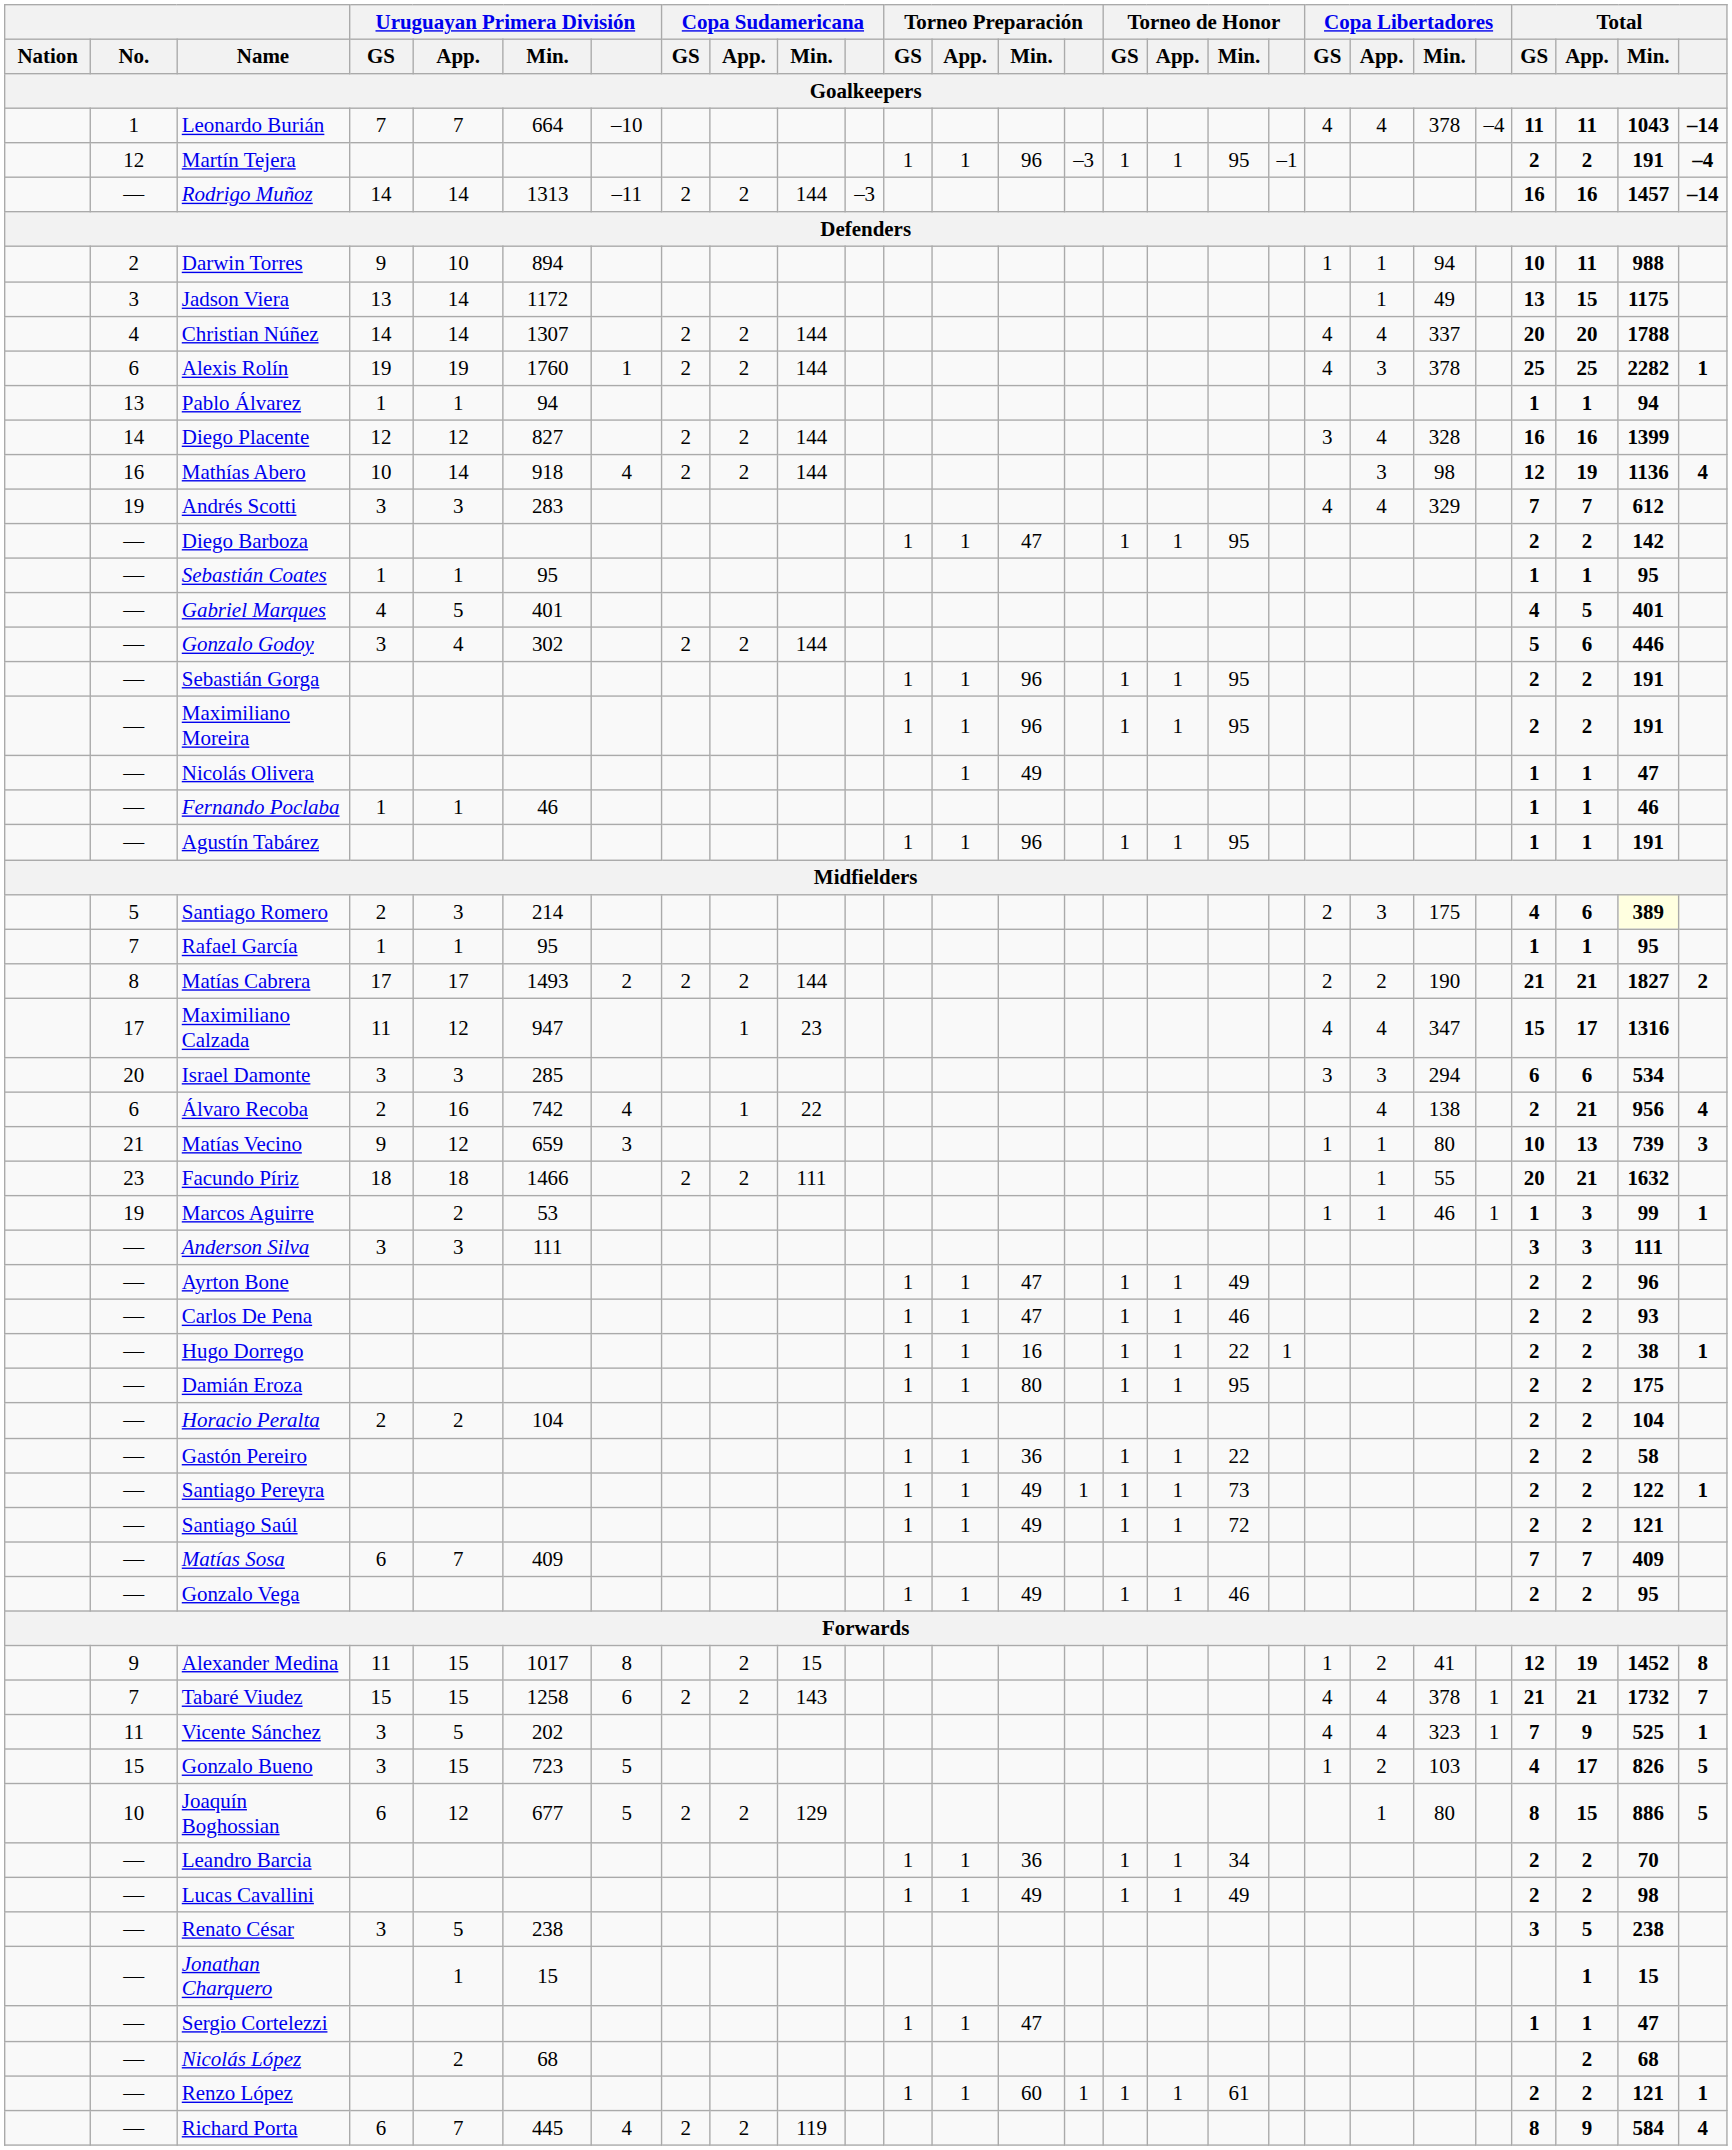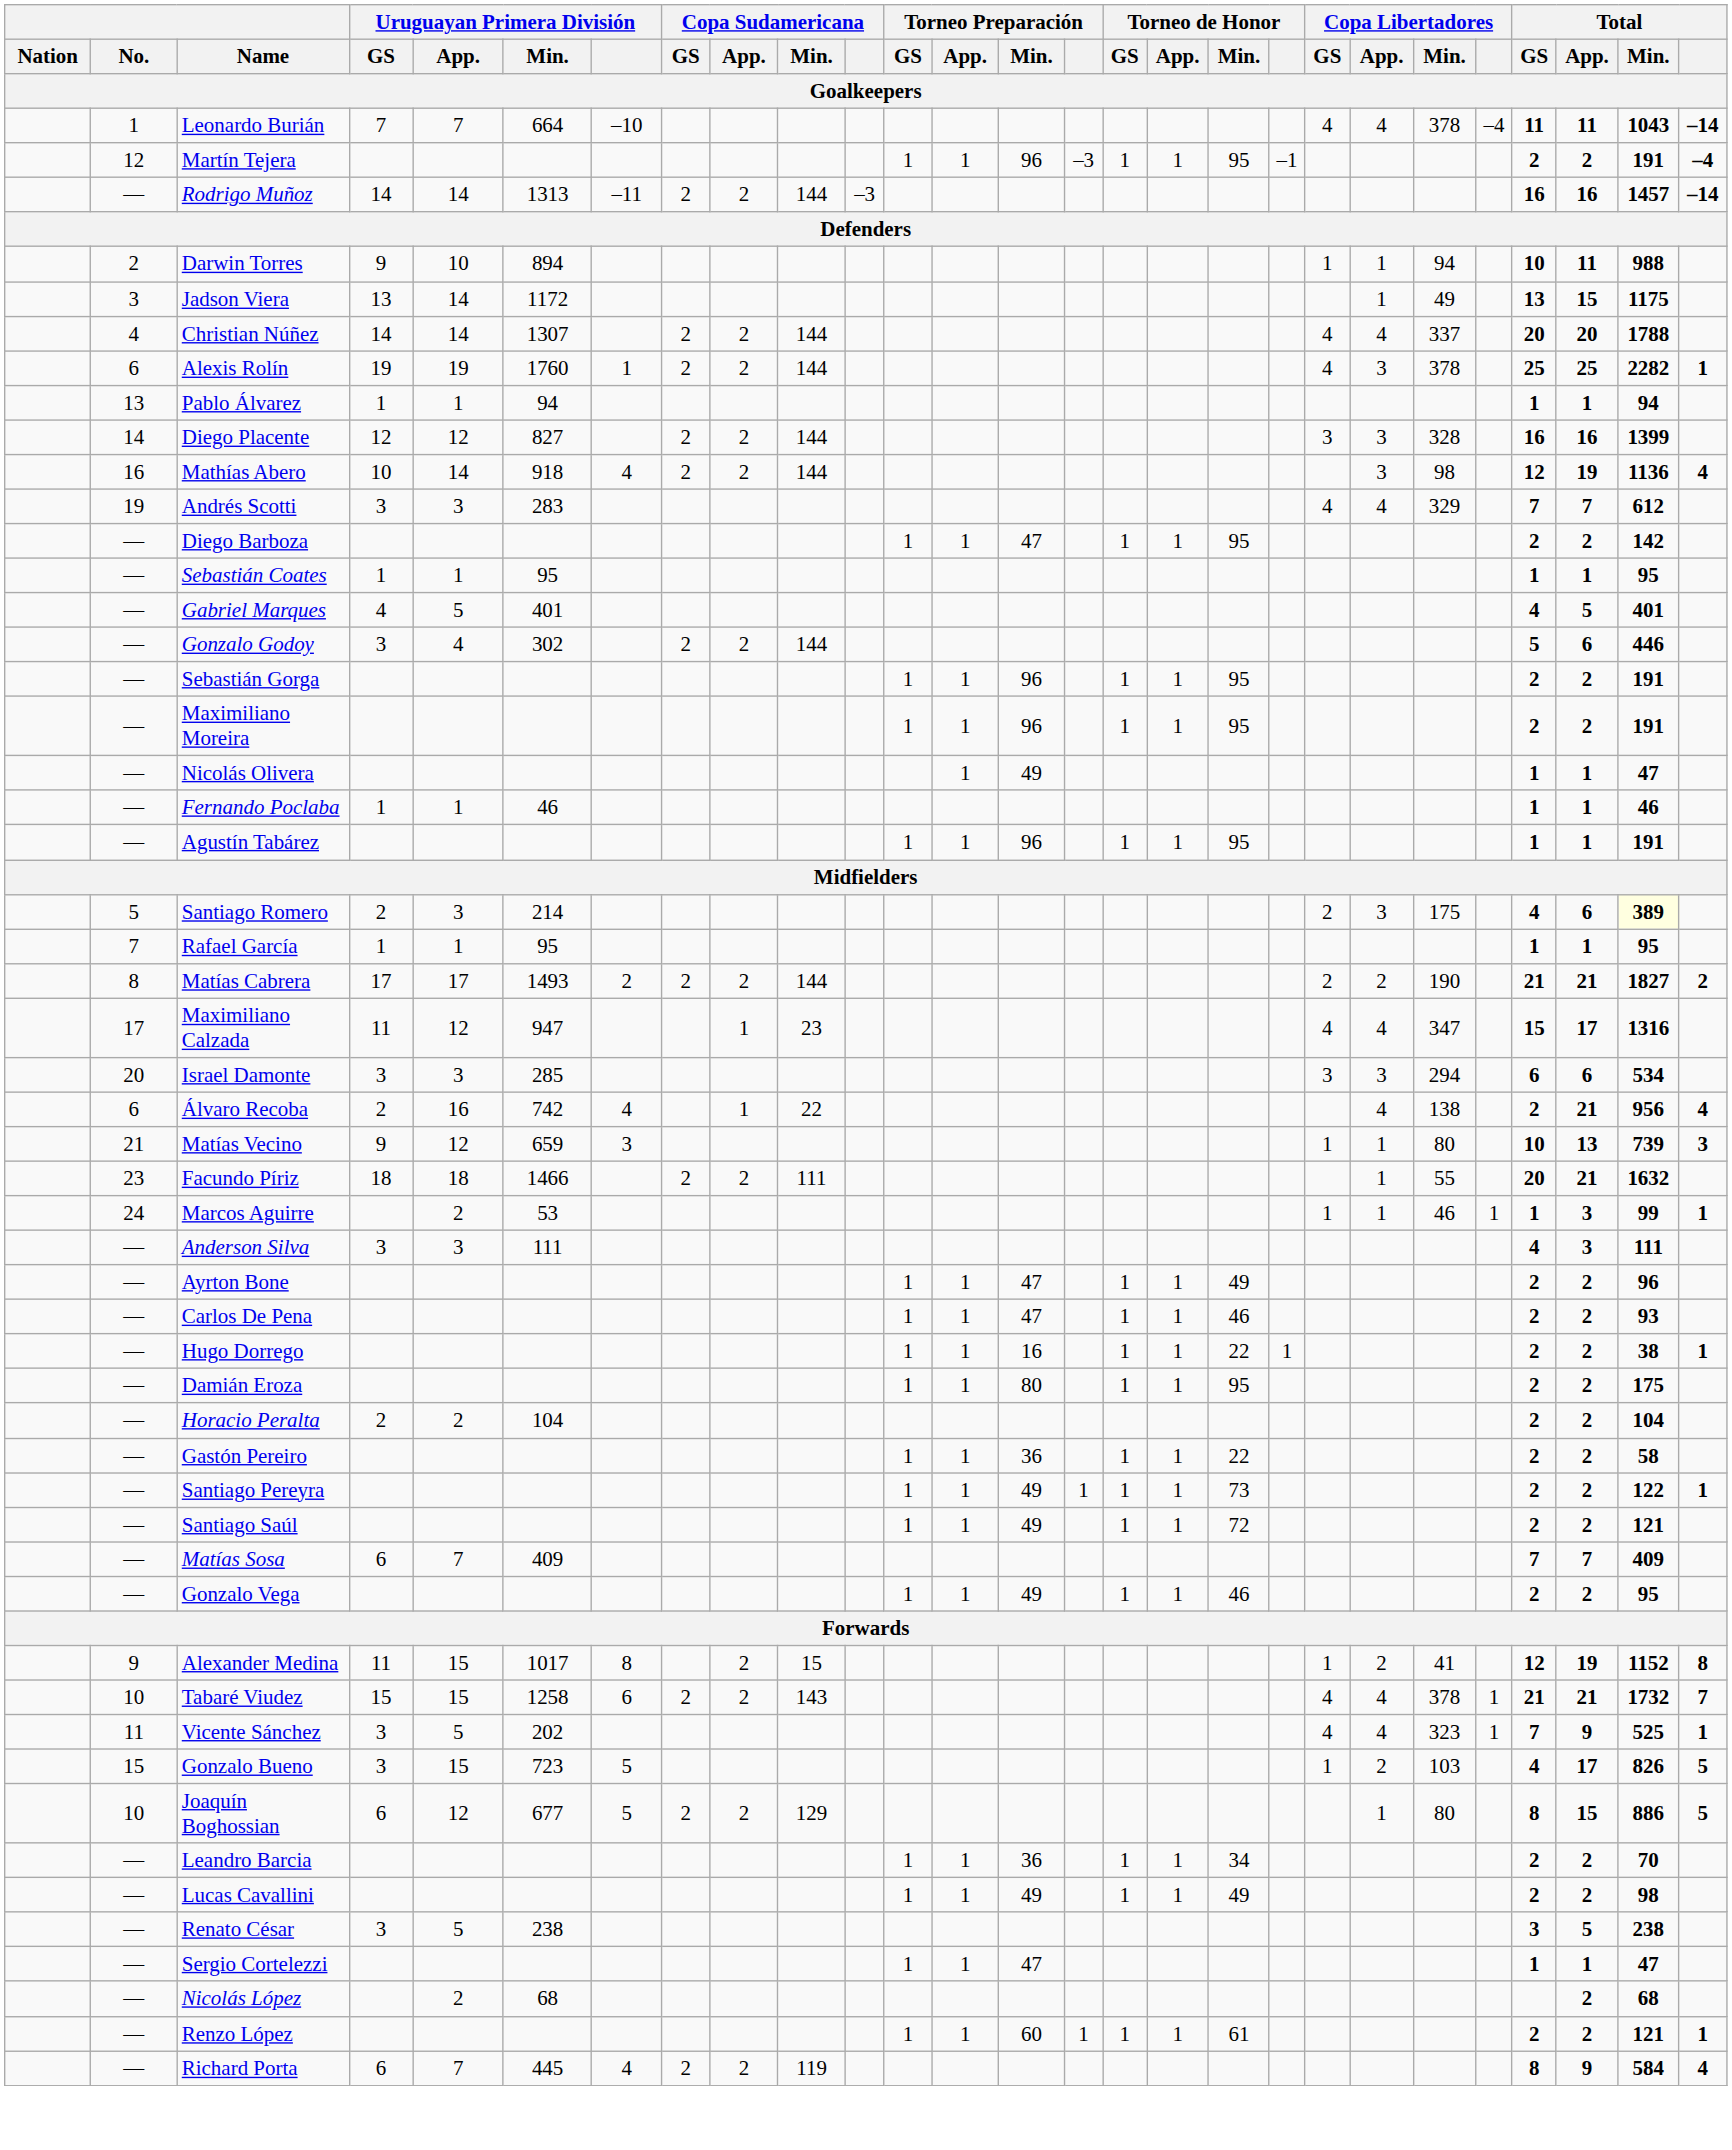(1382, 437) 4 -> (1382, 437) 3
(134, 1213) 19 -> (134, 1213) 24
(1534, 1247) 3 -> (1534, 1247) 4
(1648, 1662) 1452 -> (1648, 1662) 1152
(134, 1697) 7 -> (134, 1697) 10
- row: (227, 1976)
